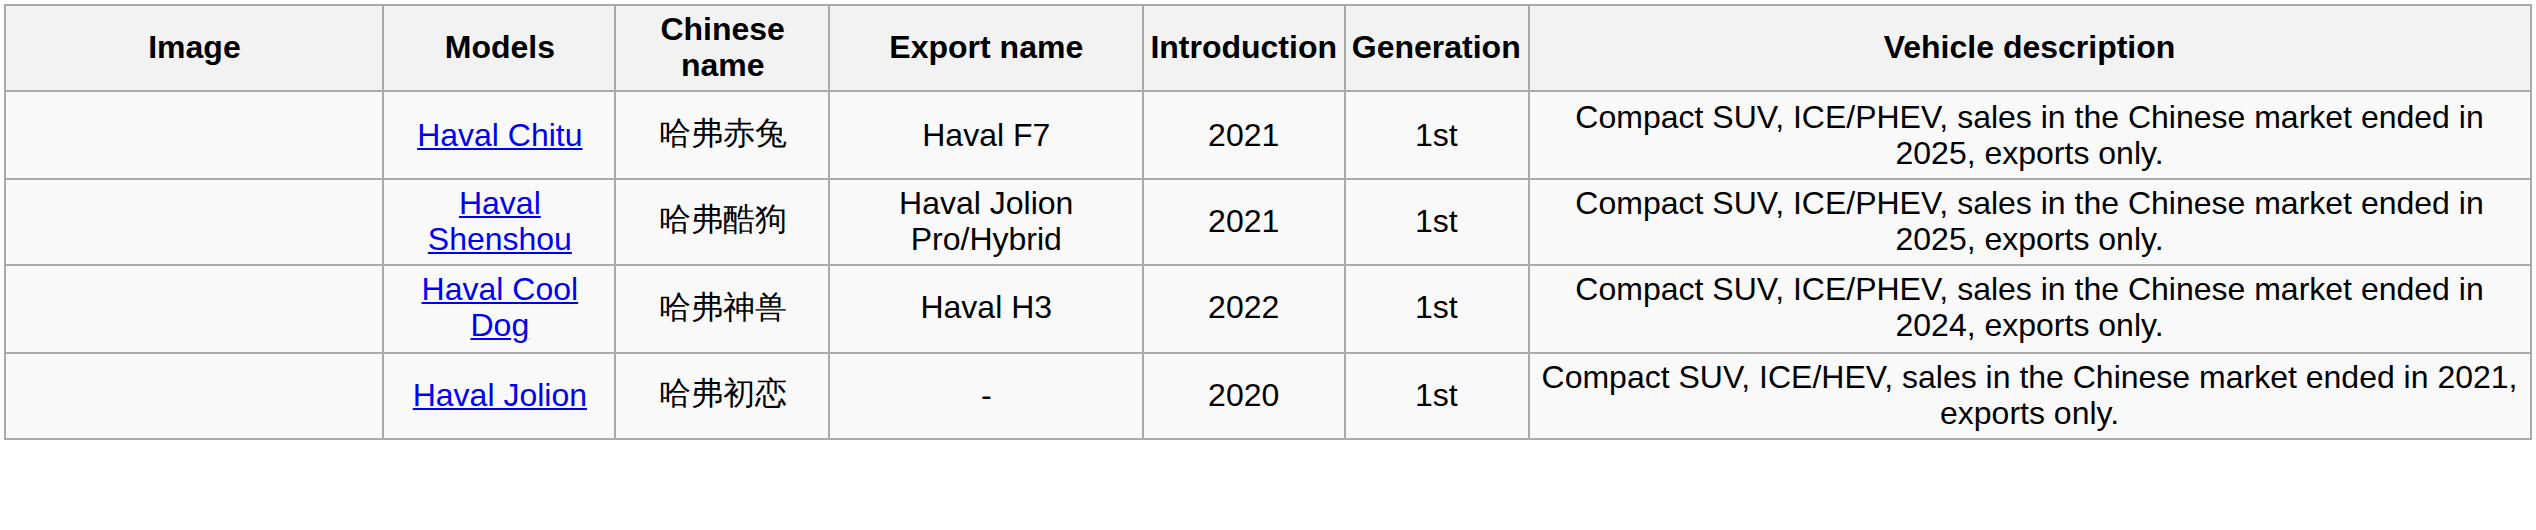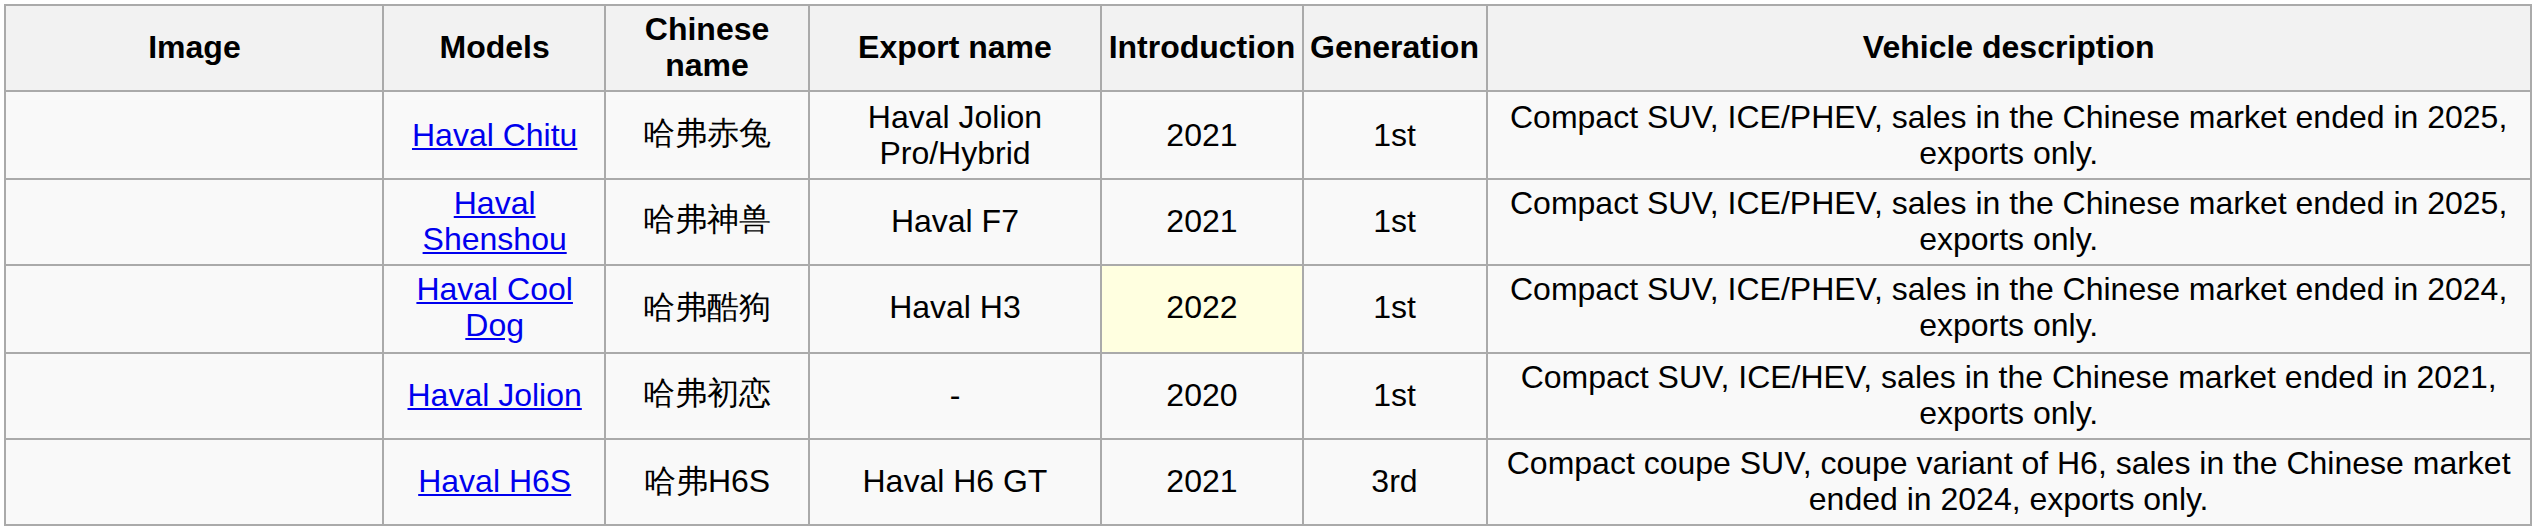(986, 134) Haval F7 -> (955, 134) Haval Jolion Pro/Hybrid
(723, 220) 哈弗酷狗 -> (707, 220) 哈弗神兽
(986, 221) Haval Jolion Pro/Hybrid -> (955, 221) Haval F7
(723, 307) 哈弗神兽 -> (707, 307) 哈弗酷狗
(1244, 308) no background -> (1202, 308) lightyellow background
+ row: (495, 481)
